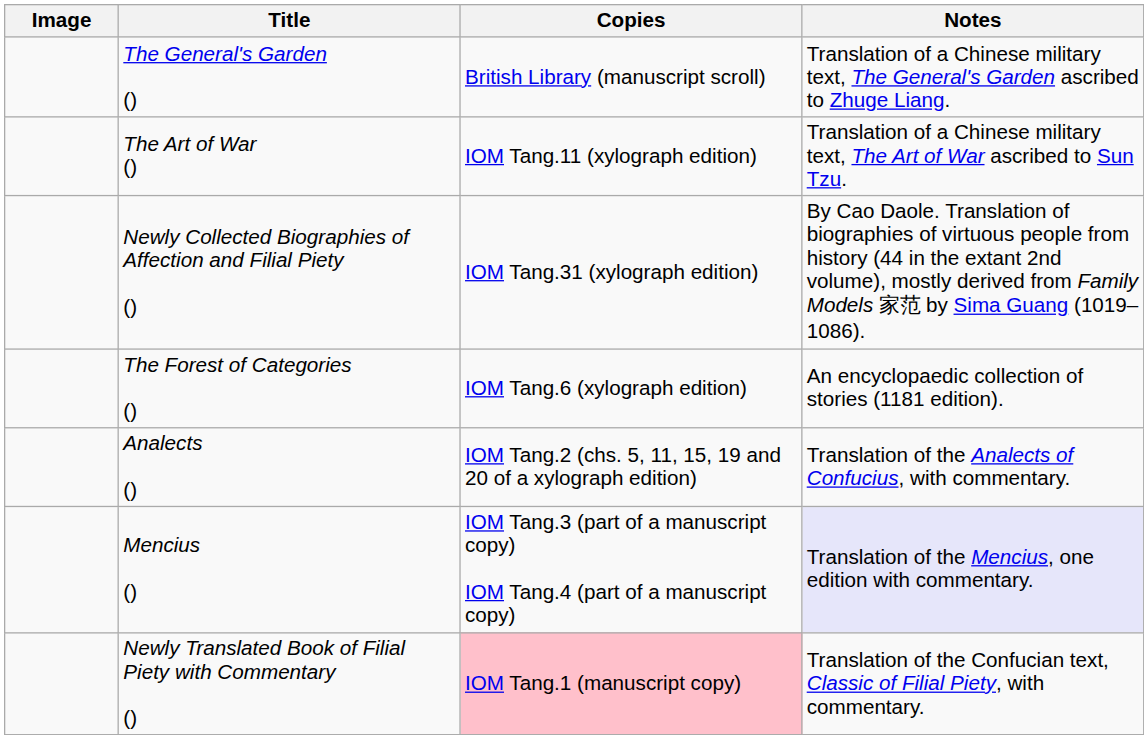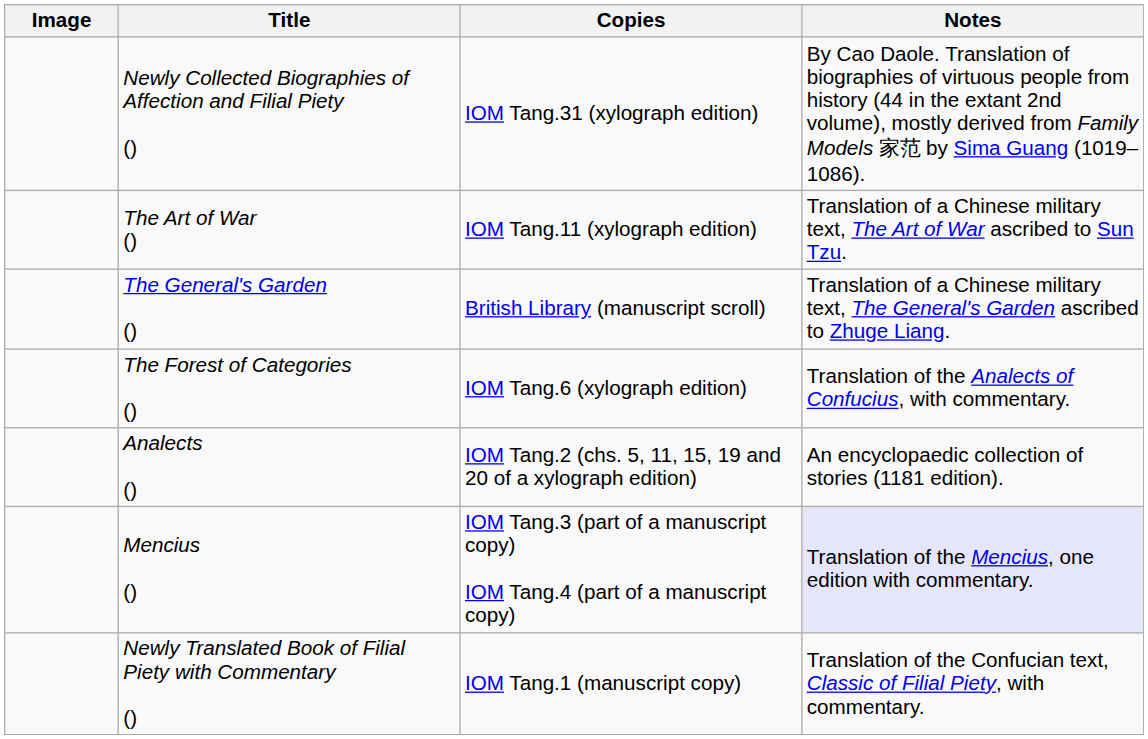rows swapped: (225, 76) <-> (266, 271)
(945, 387) An encyclopaedic collection of stories (1181 edition). -> (940, 387) Translation of the Analects of Confucius, with commentary.
(940, 467) Translation of the Analects of Confucius, with commentary. -> (945, 467) An encyclopaedic collection of stories (1181 edition).
(603, 683) pink background -> (603, 683) no background
